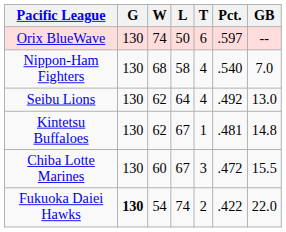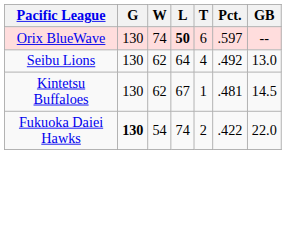(183, 38) normal -> (183, 38) bold
- row: (61, 68)
(264, 130) 14.8 -> (264, 91) 14.5
- row: (61, 168)
